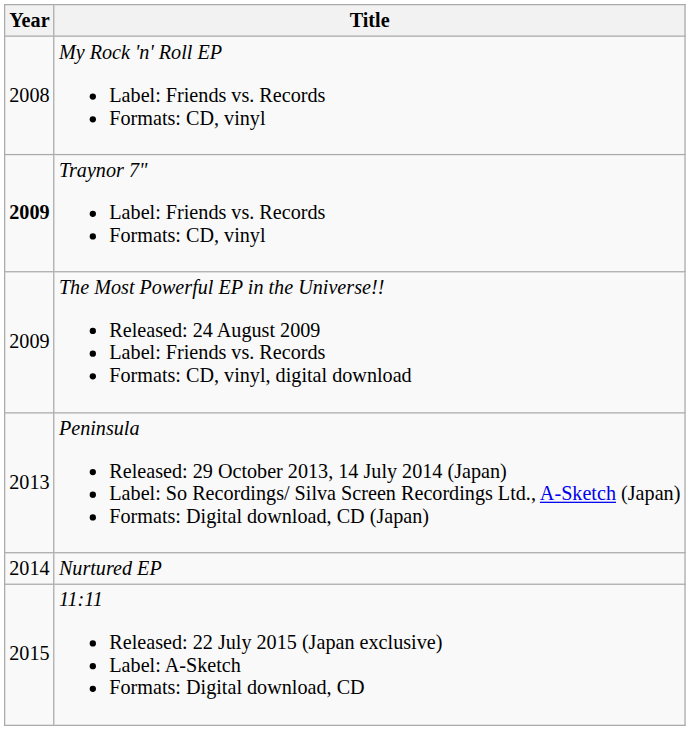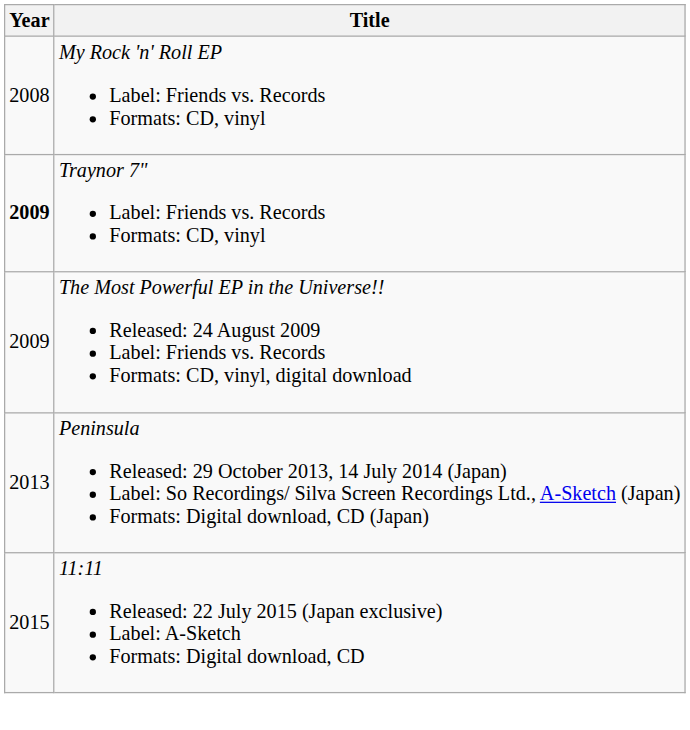- row: (110, 568)
